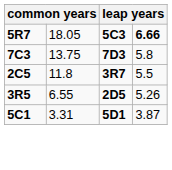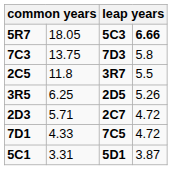(61, 94) 6.55 -> (61, 94) 6.25
+ row: (19, 114)
+ row: (19, 134)
